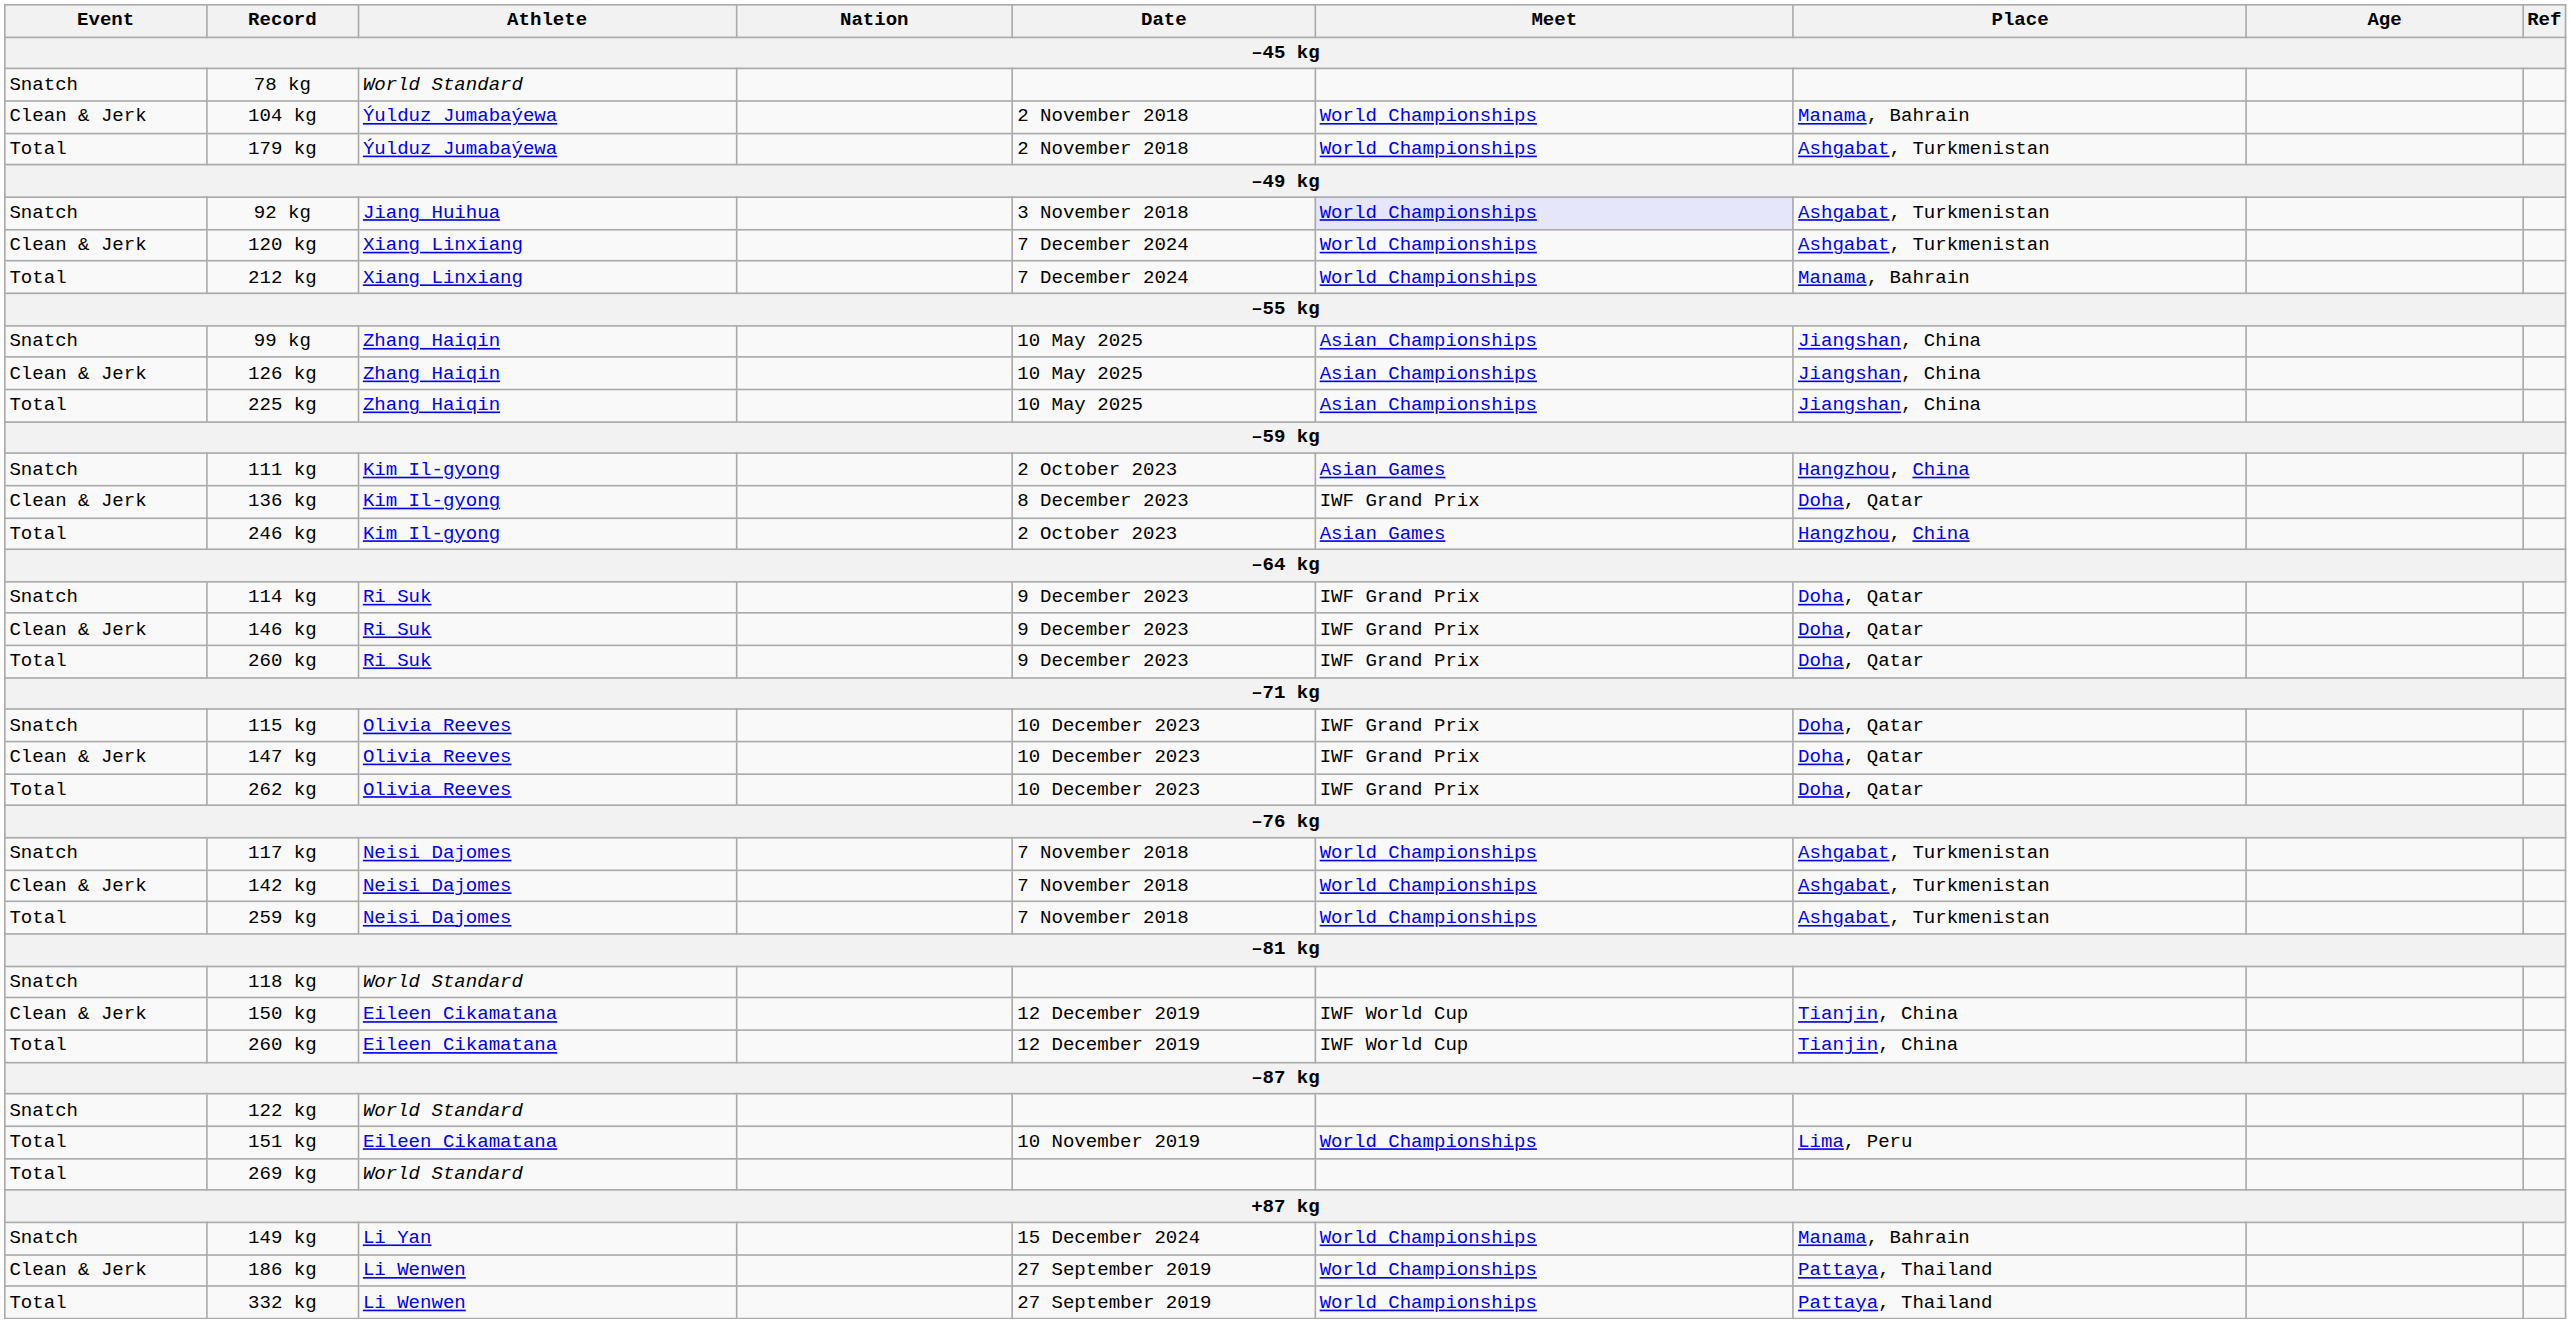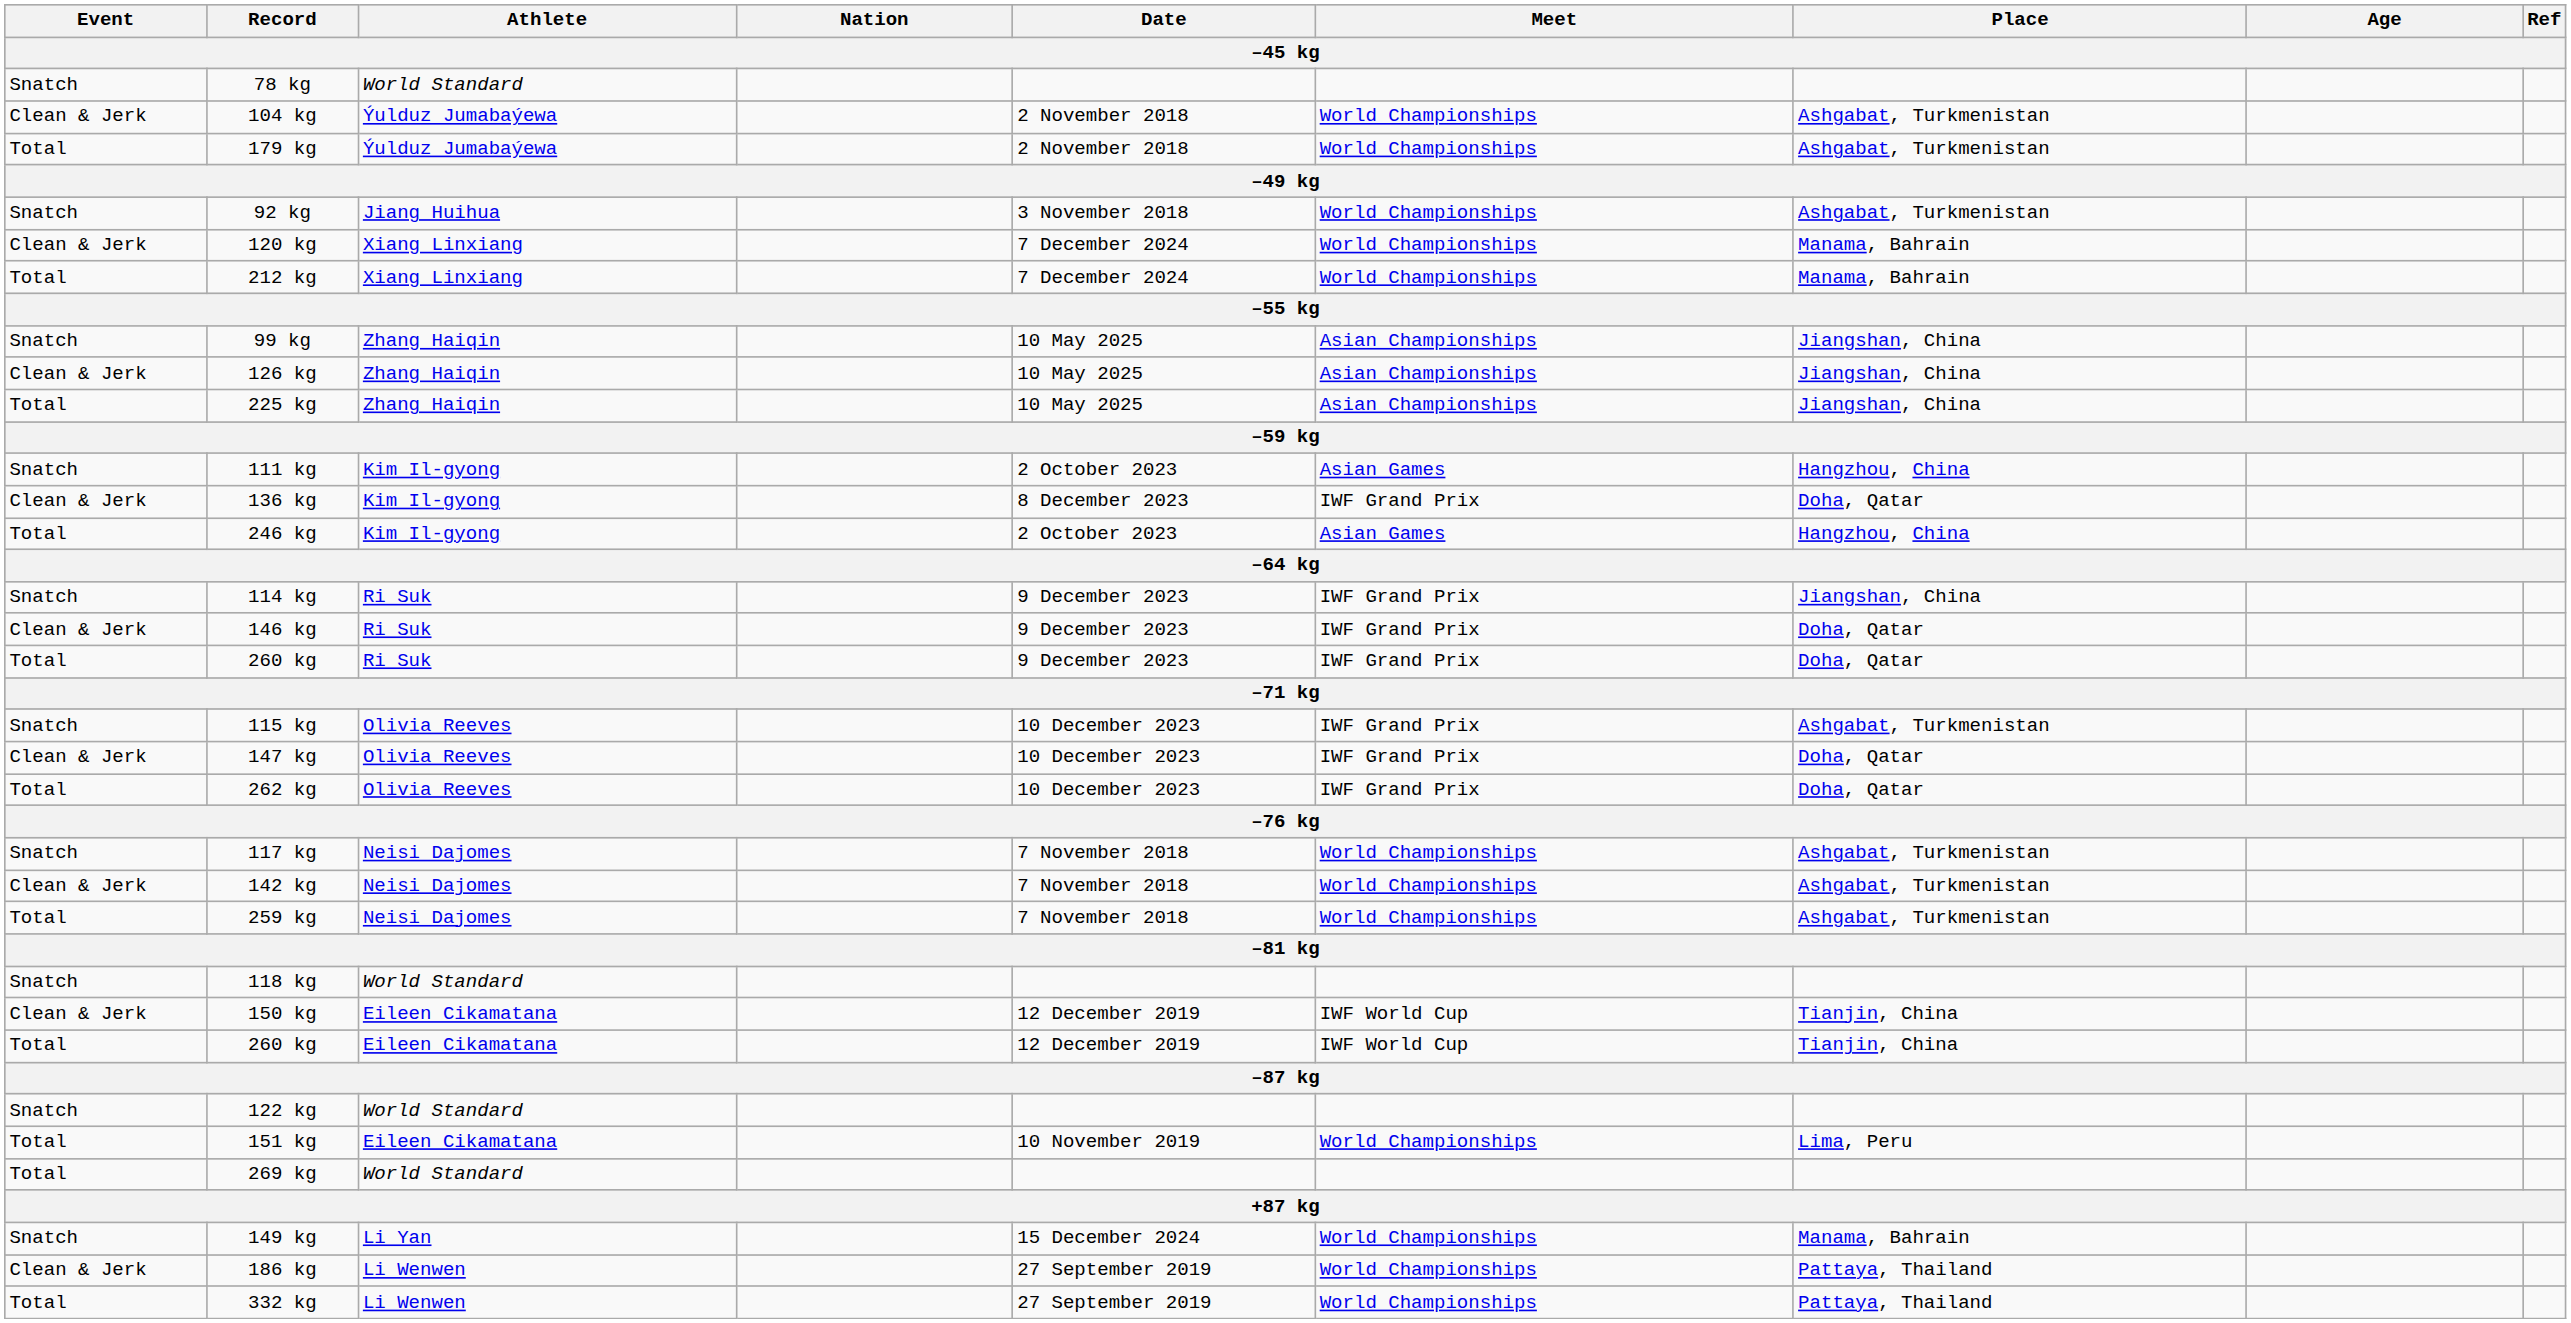(1884, 117) Manama, Bahrain -> (1924, 117) Ashgabat, Turkmenistan
(1428, 213) lavender background -> (1428, 213) no background
(1924, 245) Ashgabat, Turkmenistan -> (1884, 245) Manama, Bahrain
(1861, 597) Doha, Qatar -> (1890, 597) Jiangshan, China
(1861, 725) Doha, Qatar -> (1924, 725) Ashgabat, Turkmenistan
